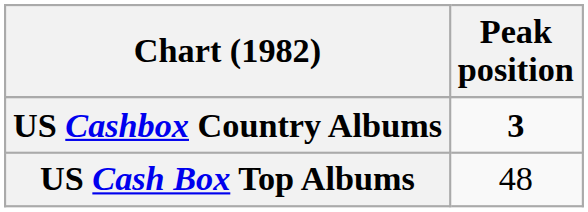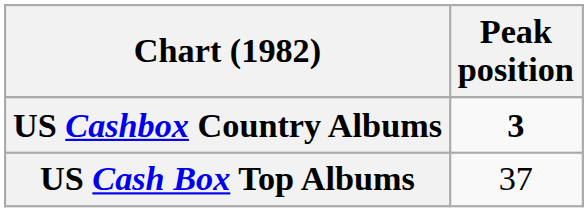(516, 178) 48 -> (516, 178) 37
